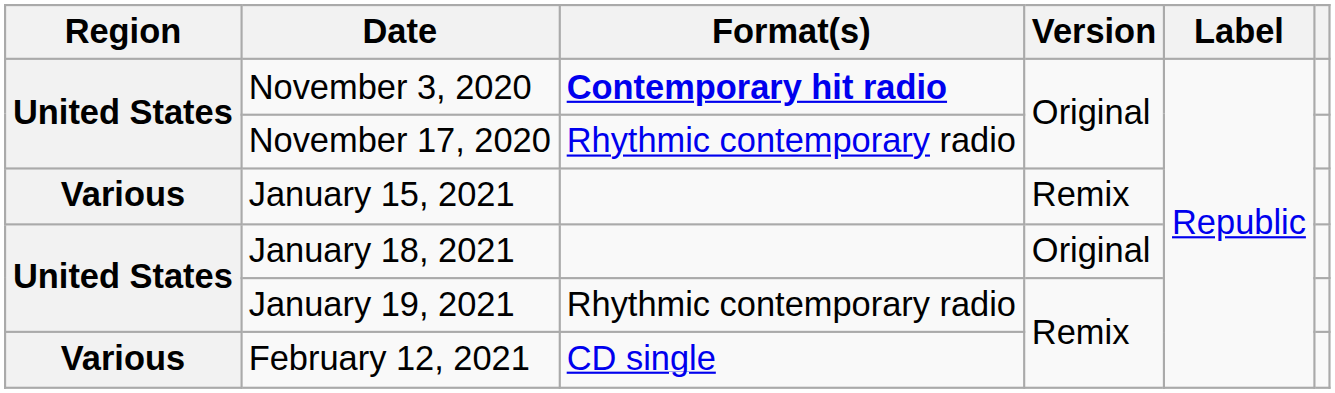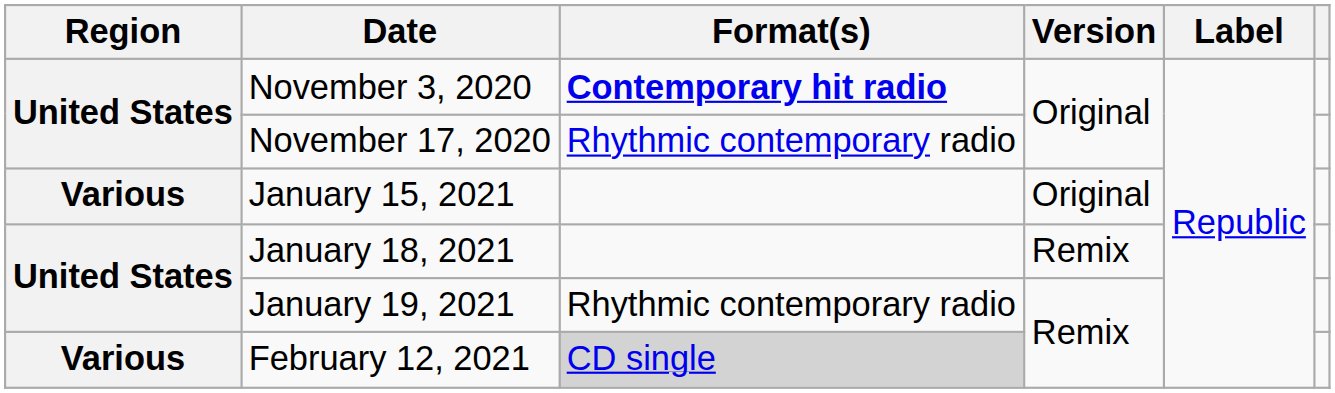(1081, 195) Remix -> (1091, 195) Original
(1091, 250) Original -> (1081, 250) Remix
(641, 359) no background -> (641, 359) lightgrey background
